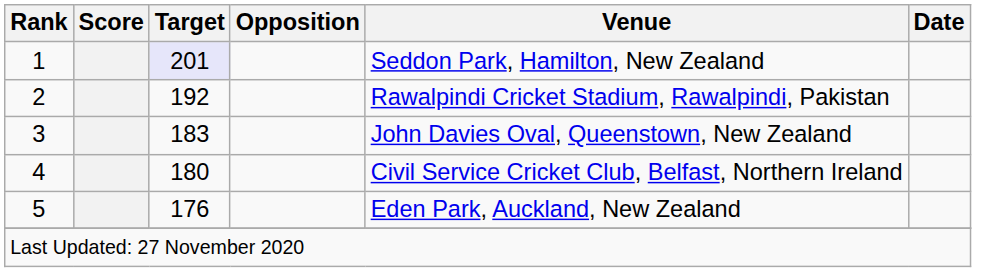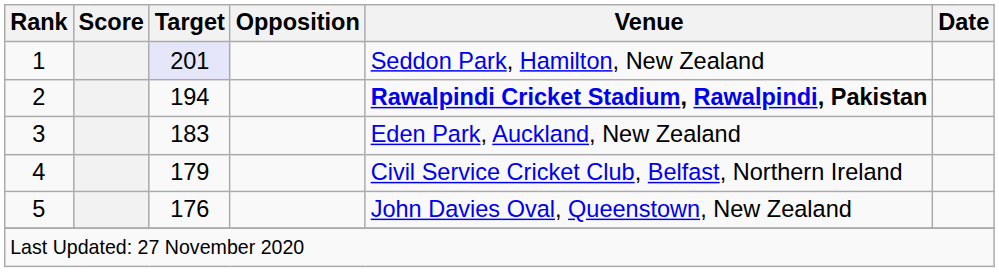(190, 97) 192 -> (190, 97) 194
(630, 97) normal -> (649, 97) bold
(611, 135) John Davies Oval, Queenstown, New Zealand -> (556, 135) Eden Park, Auckland, New Zealand
(190, 172) 180 -> (190, 172) 179
(556, 209) Eden Park, Auckland, New Zealand -> (611, 209) John Davies Oval, Queenstown, New Zealand
